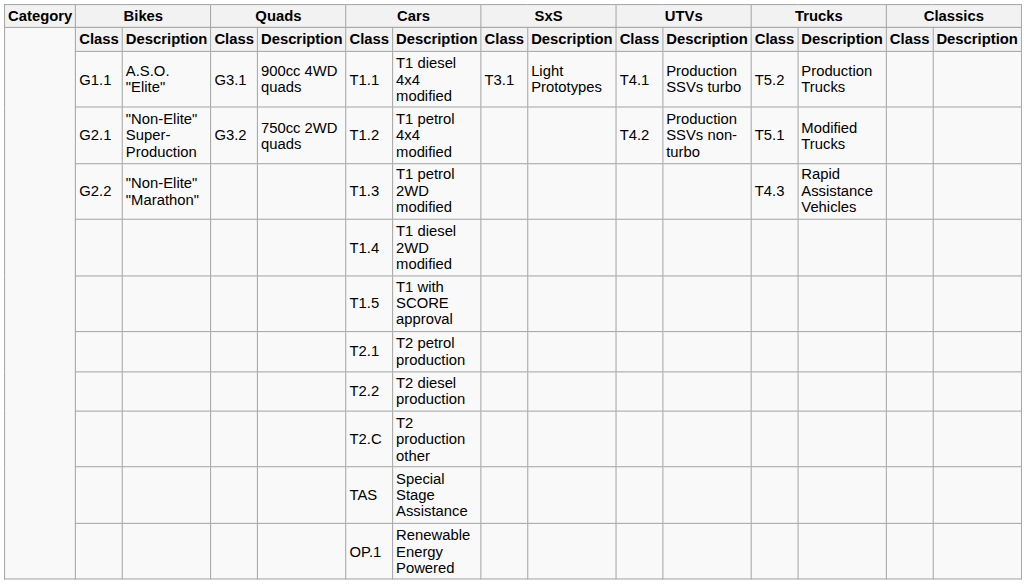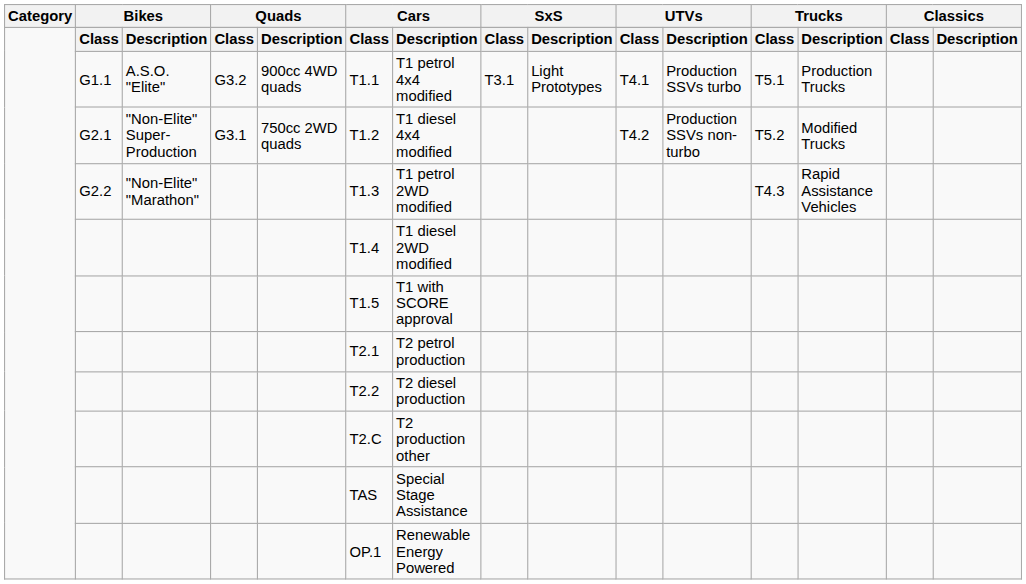(230, 79) G3.1 -> (230, 79) G3.2
(426, 79) T1 diesel 4x4 modified -> (425, 79) T1 petrol 4x4 modified
(770, 79) T5.2 -> (770, 79) T5.1
(230, 135) G3.2 -> (230, 135) G3.1
(425, 135) T1 petrol 4x4 modified -> (426, 135) T1 diesel 4x4 modified
(770, 135) T5.1 -> (770, 135) T5.2
